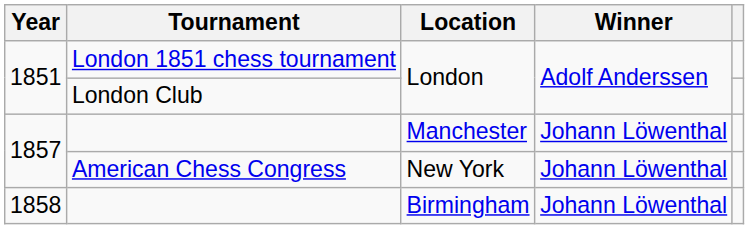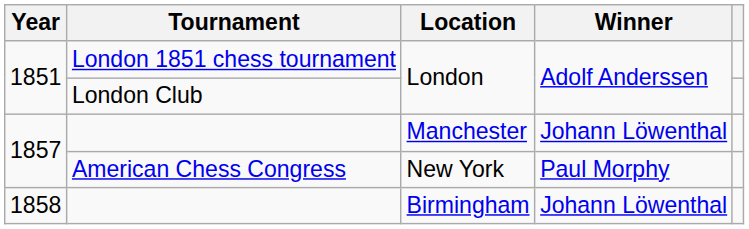(634, 168) Johann Löwenthal -> (605, 168) Paul Morphy
